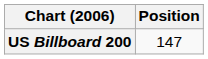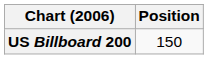(169, 41) 147 -> (169, 41) 150
